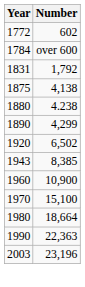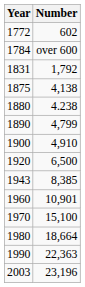(64, 124) 4,299 -> (64, 124) 4,799
+ row: (19, 143)
(64, 143) 6,502 -> (64, 161) 6,500
(61, 180) 10,900 -> (61, 198) 10,901
